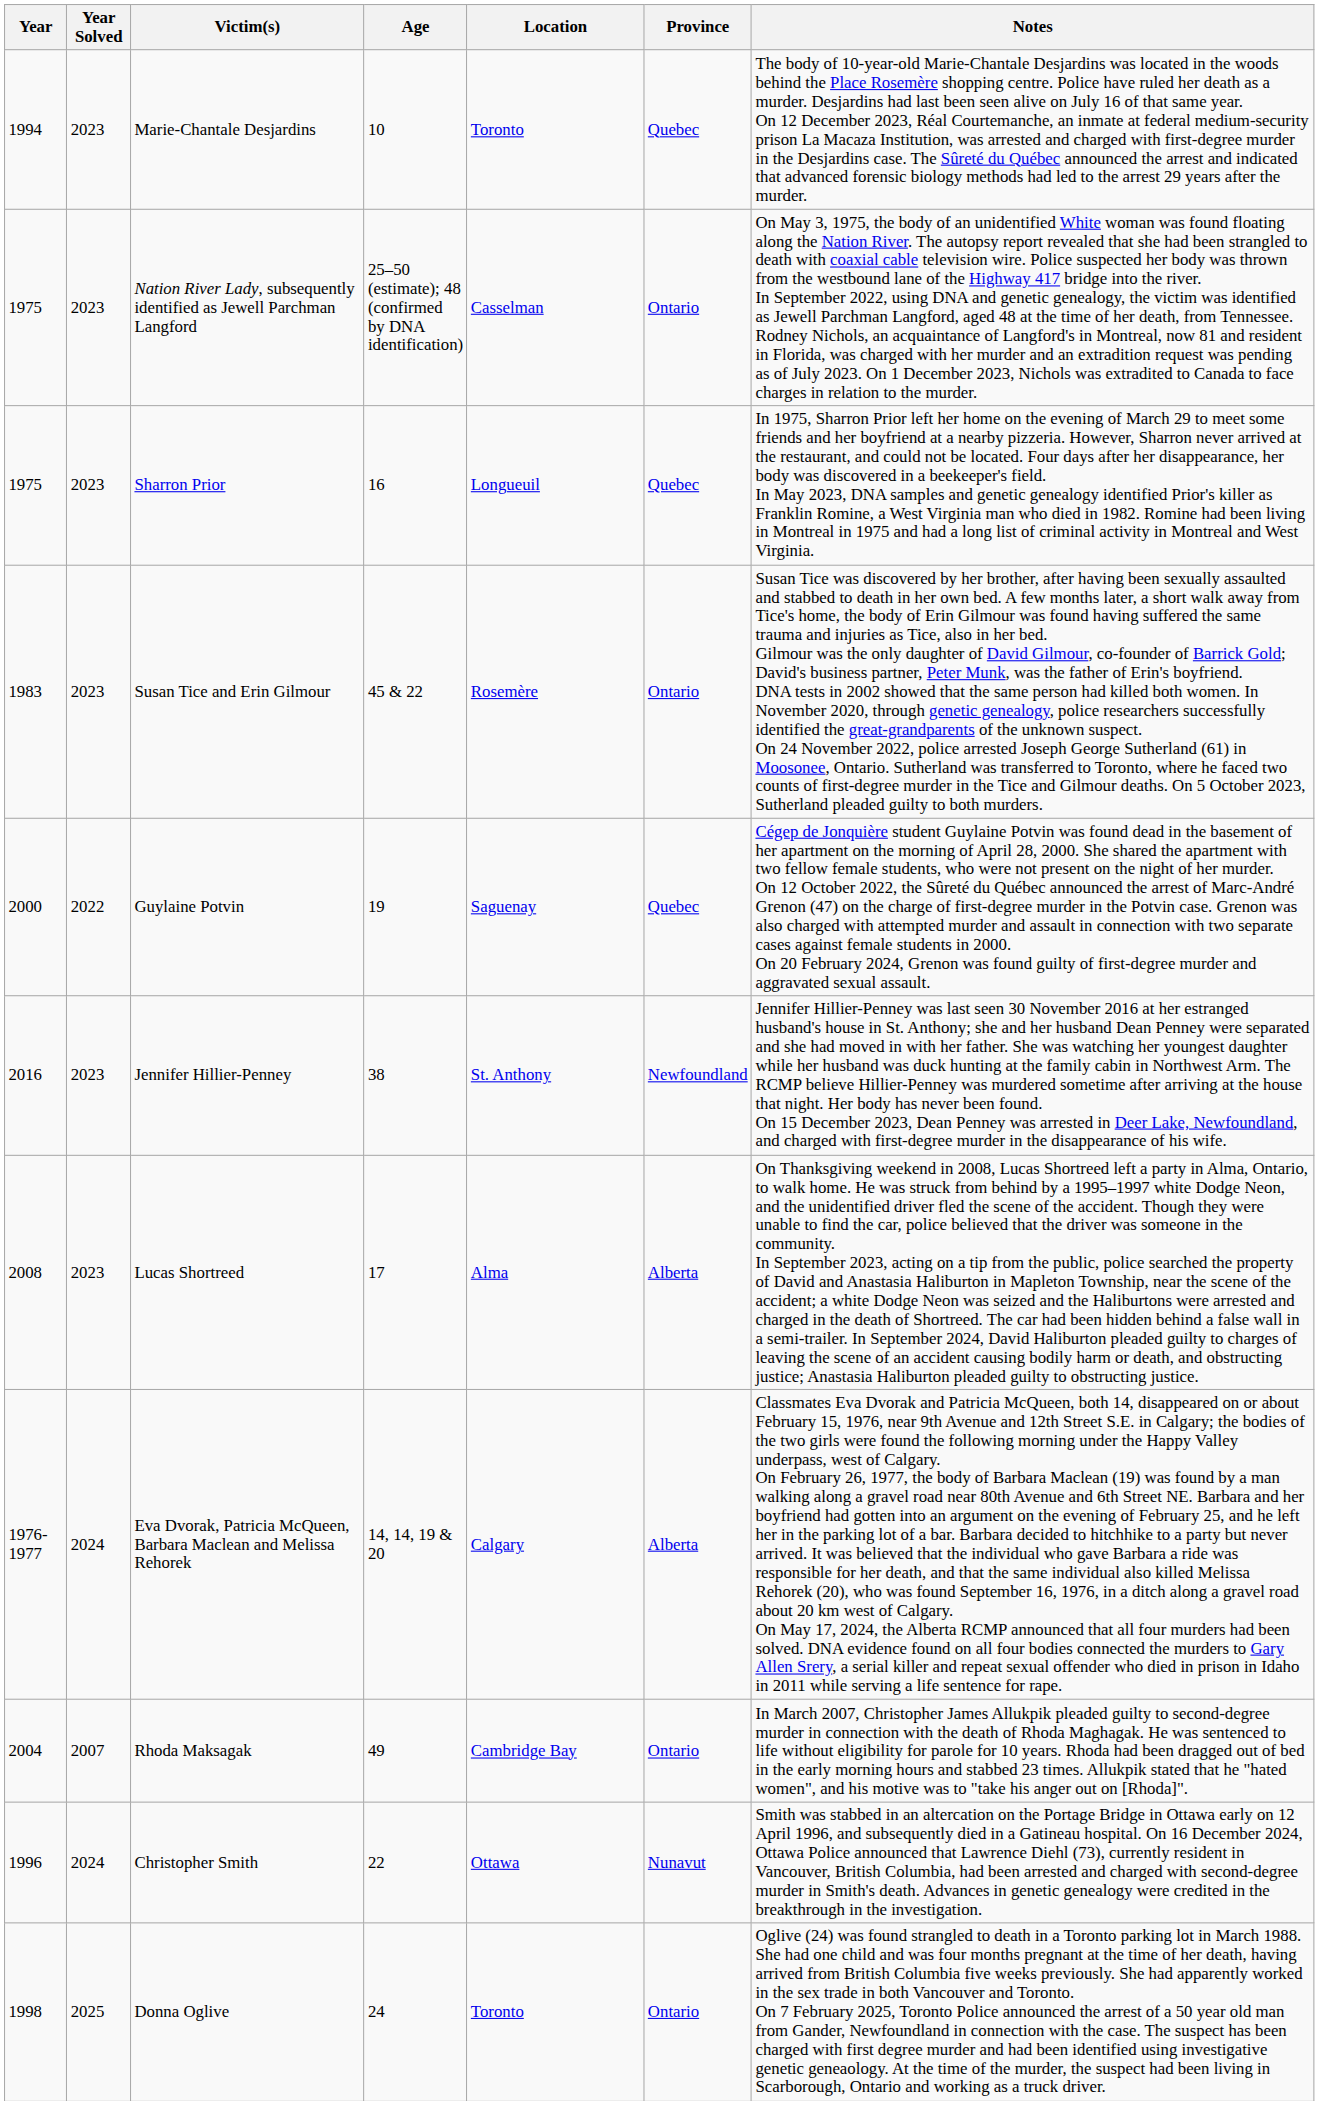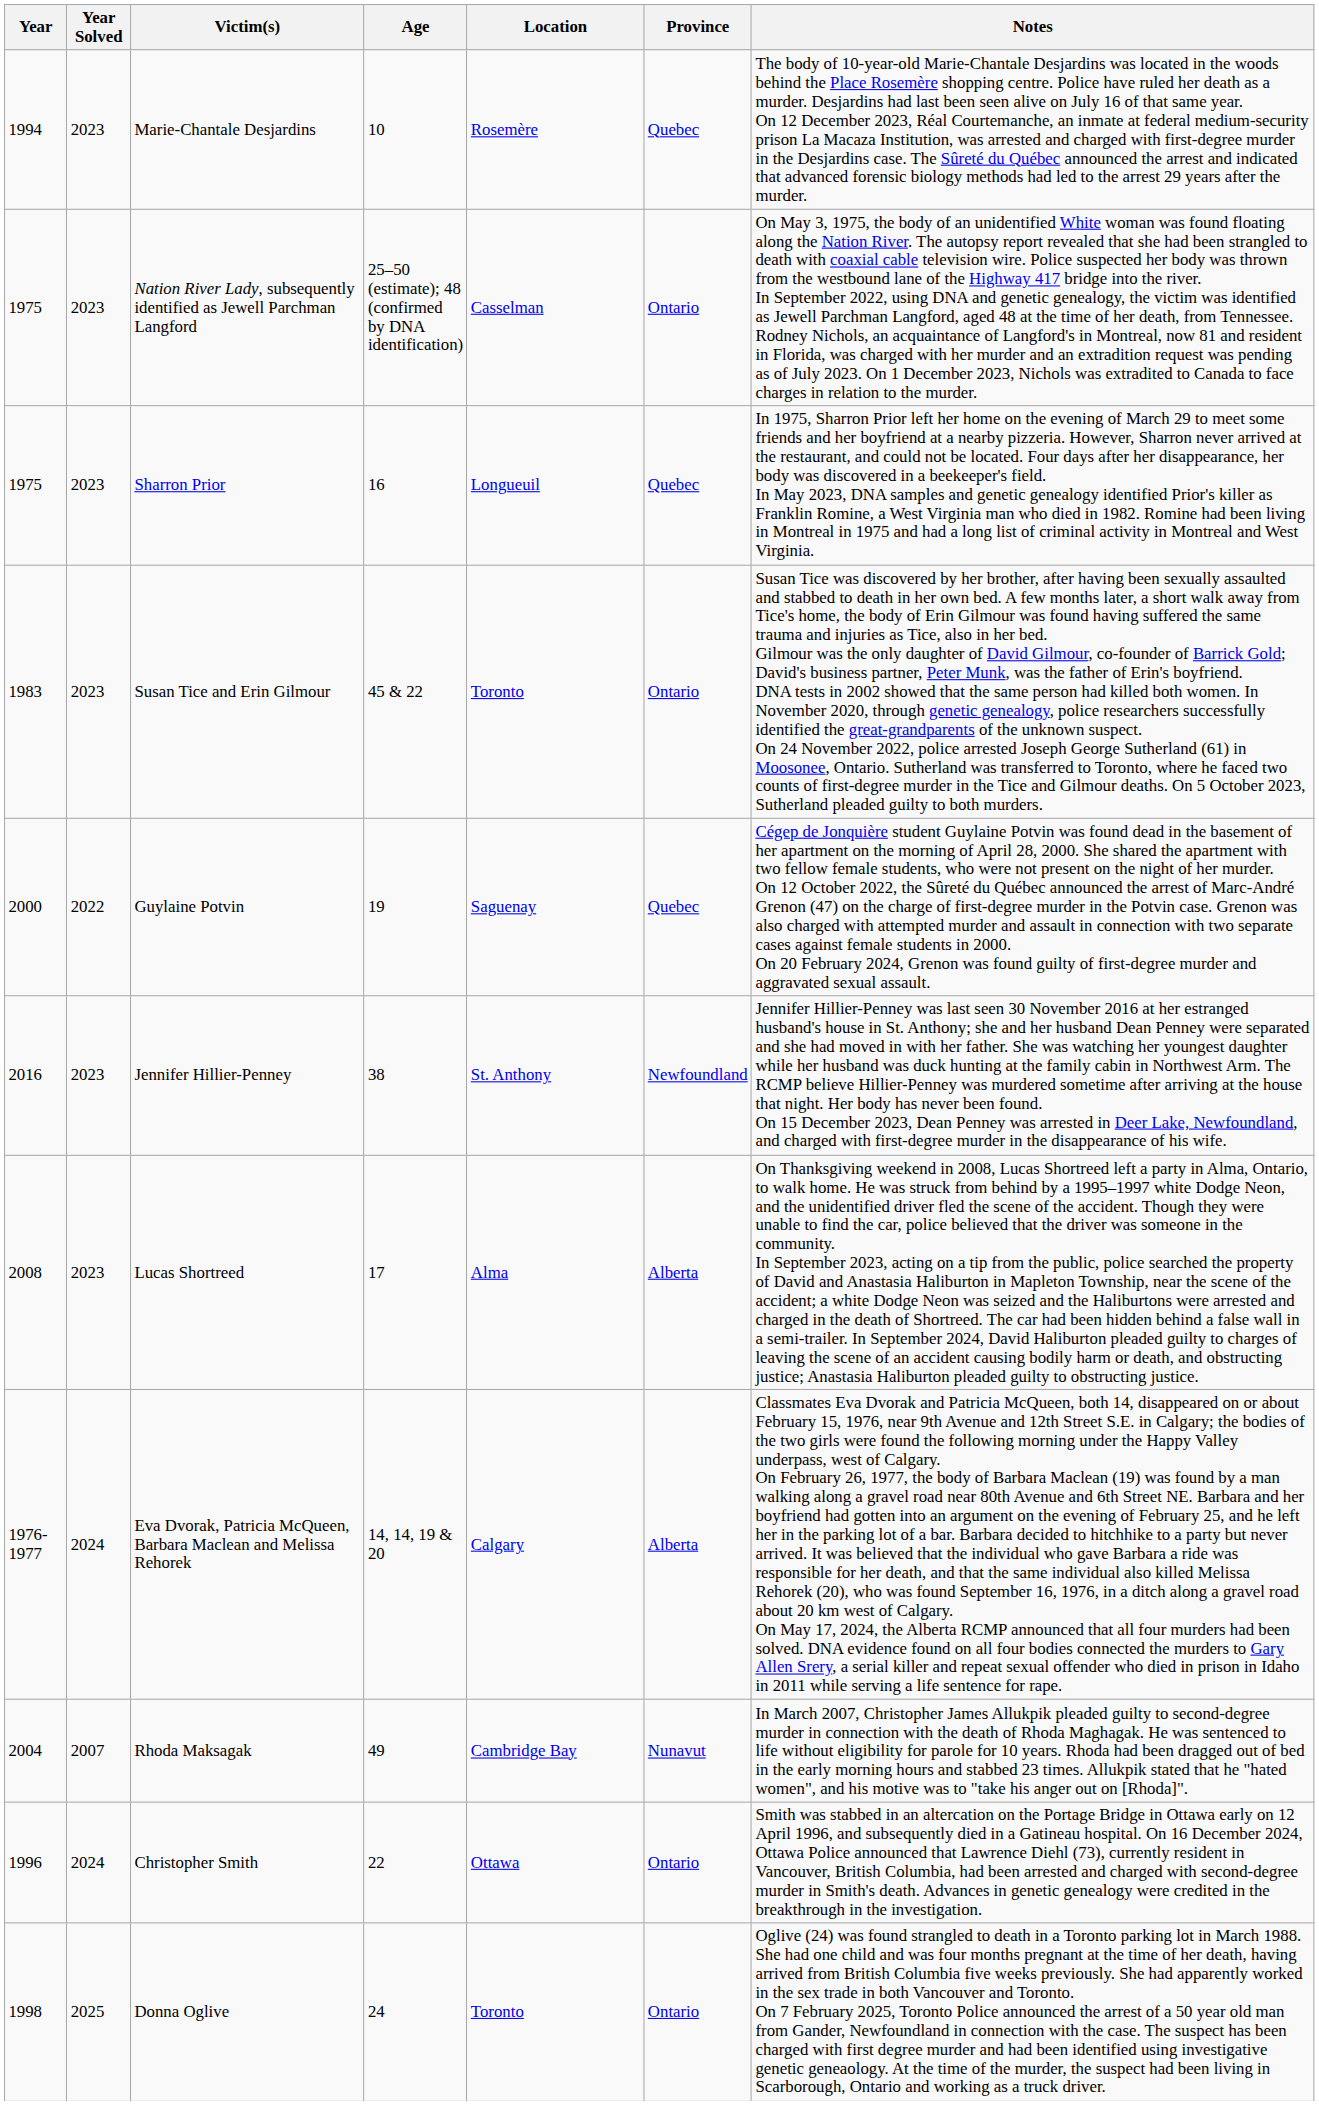(497, 129) Toronto -> (504, 129) Rosemère
(504, 691) Rosemère -> (497, 691) Toronto
(674, 1750) Ontario -> (677, 1750) Nunavut
(677, 1862) Nunavut -> (674, 1862) Ontario
